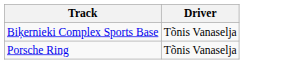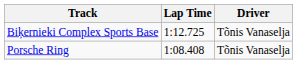+ column: (188, 13)
